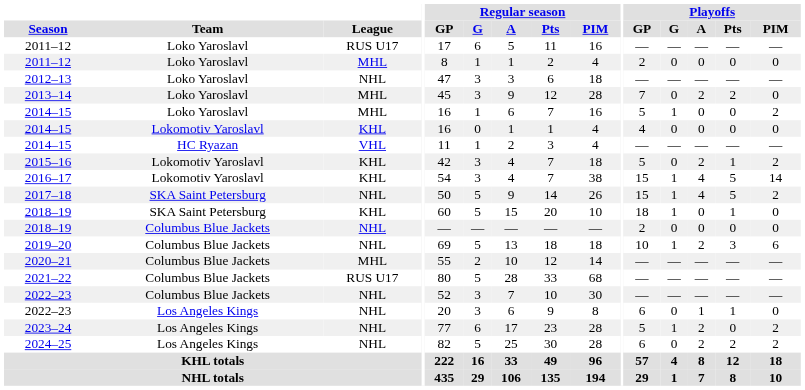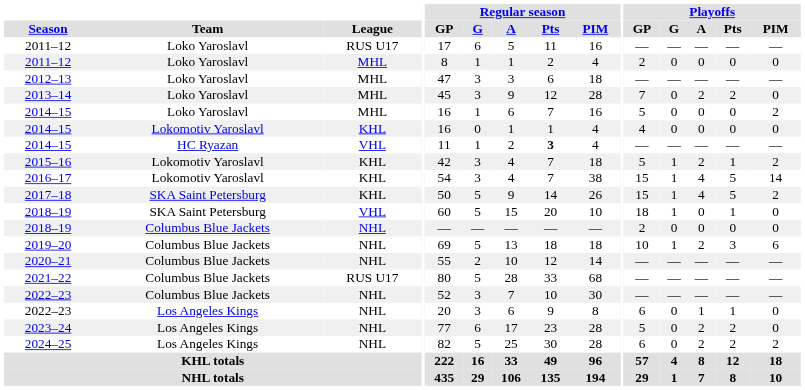(372, 78) NHL -> (372, 78) MHL
(674, 111) 1 -> (674, 111) 0
(551, 145) normal -> (551, 145) bold
(674, 161) 0 -> (674, 161) 1
(372, 194) NHL -> (372, 194) KHL
(372, 211) KHL -> (372, 211) VHL
(372, 261) MHL -> (372, 261) NHL
(674, 327) 1 -> (674, 327) 0
(733, 327) 0 -> (733, 327) 2
(776, 327) 2 -> (776, 327) 0
